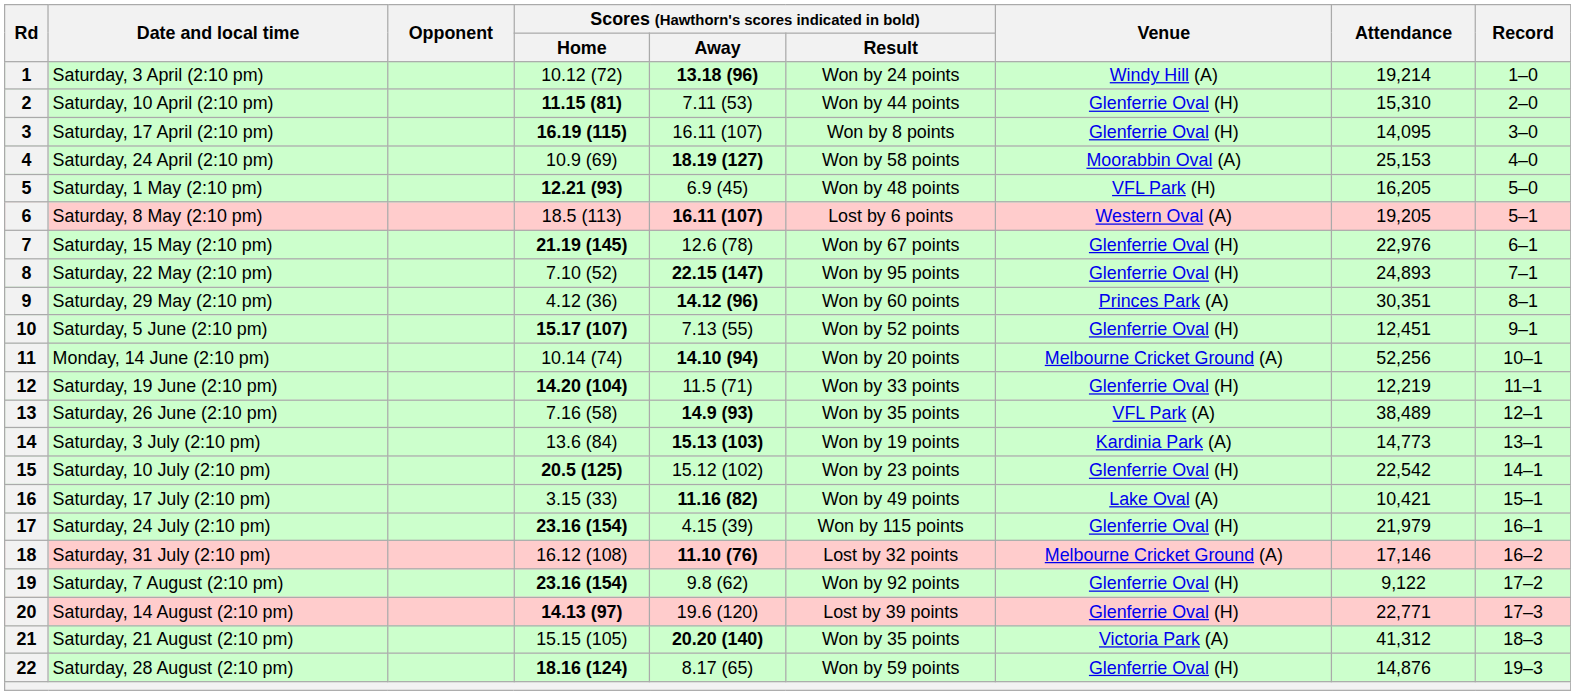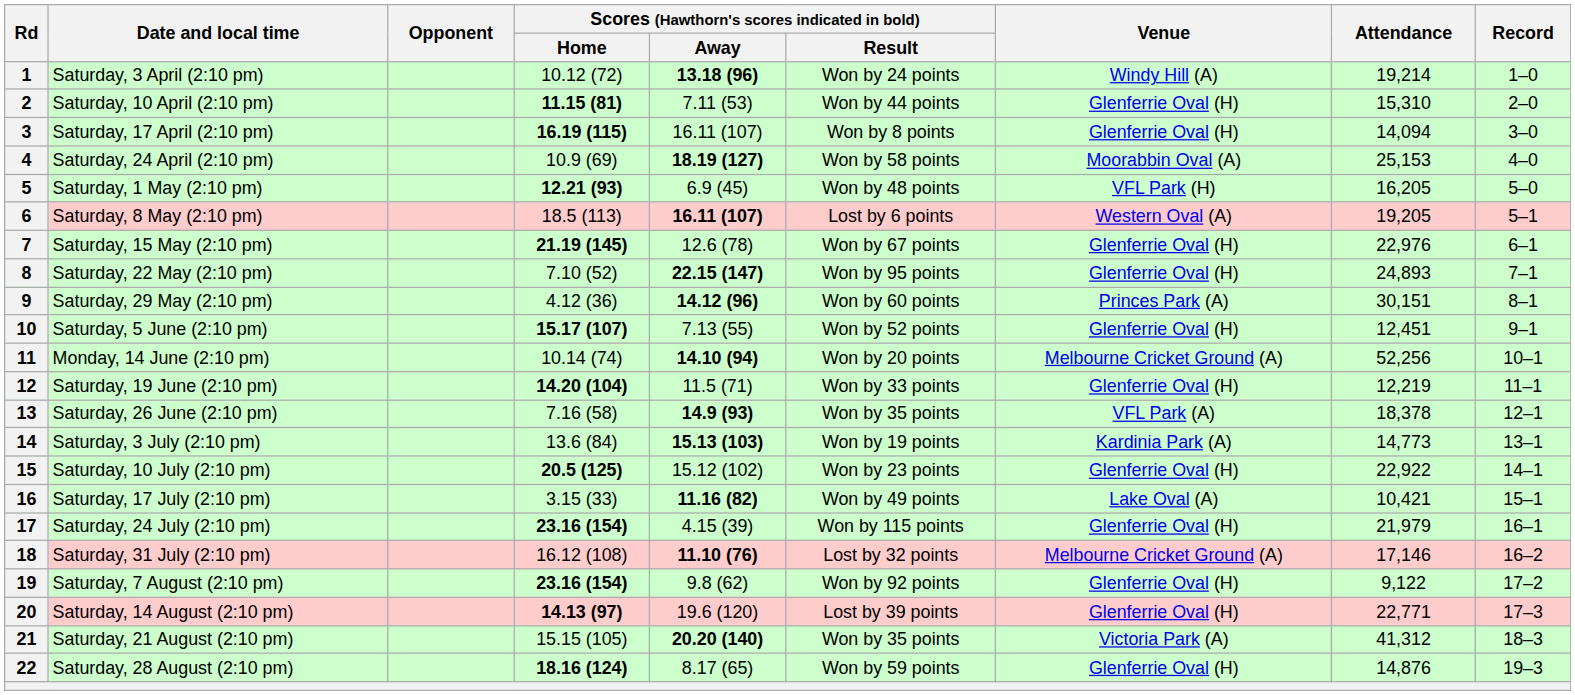(1404, 132) 14,095 -> (1404, 132) 14,094
(1404, 301) 30,351 -> (1404, 301) 30,151
(1404, 414) 38,489 -> (1404, 414) 18,378
(1404, 470) 22,542 -> (1404, 470) 22,922
